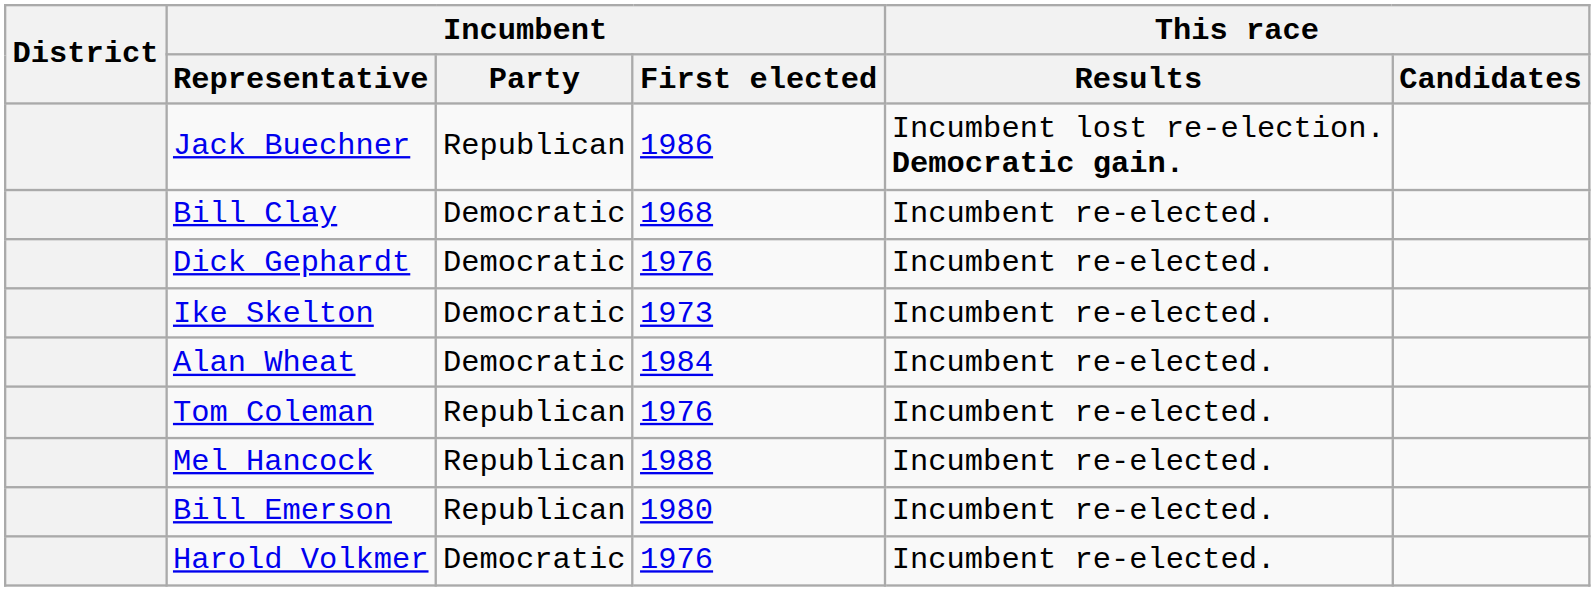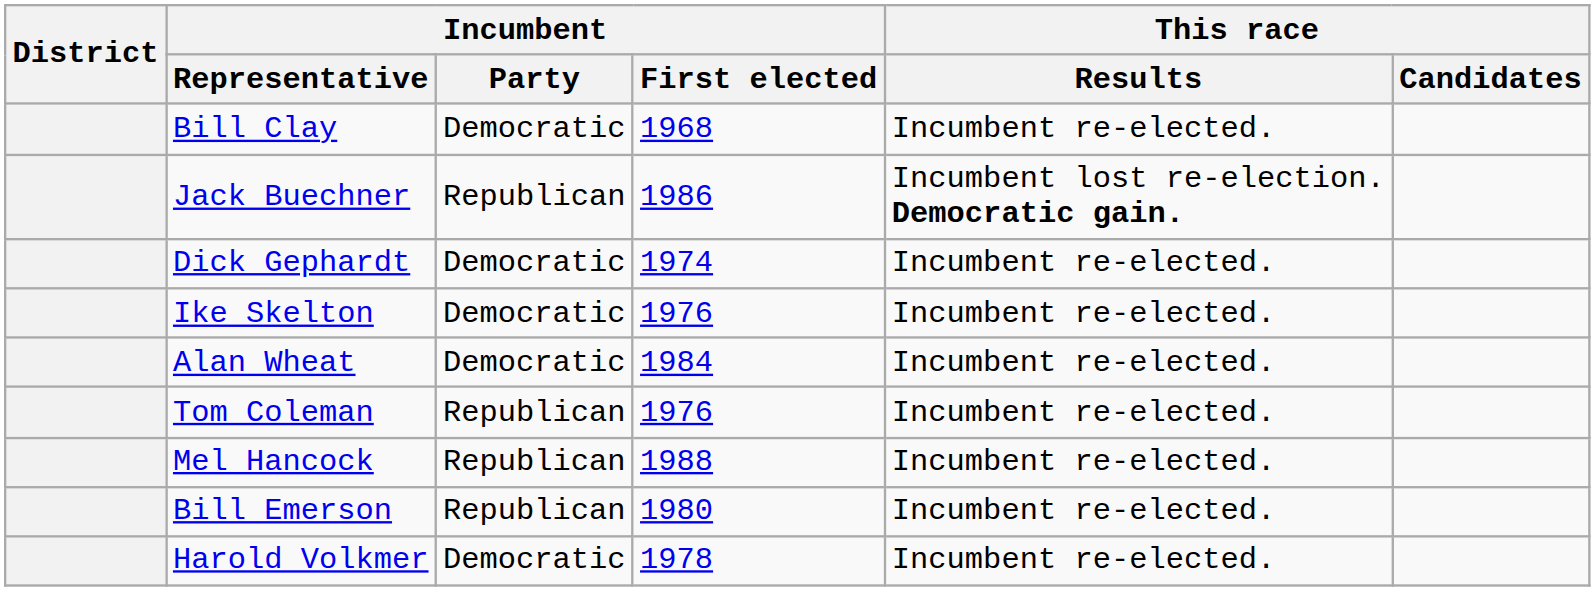rows swapped: (255, 214) <-> (292, 147)
(677, 263) 1976 -> (677, 263) 1974
(677, 313) 1973 -> (677, 313) 1976
(677, 561) 1976 -> (677, 561) 1978
